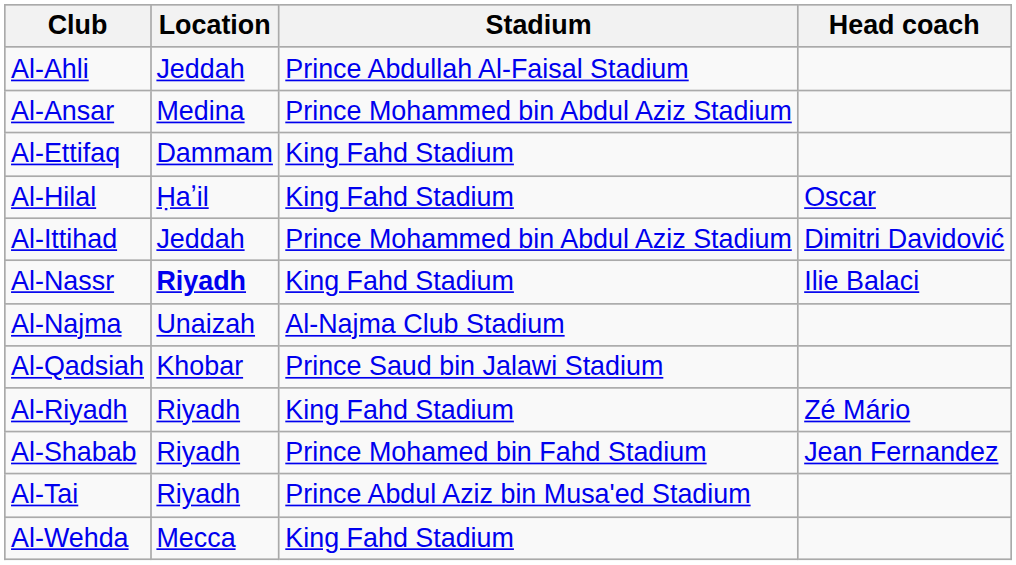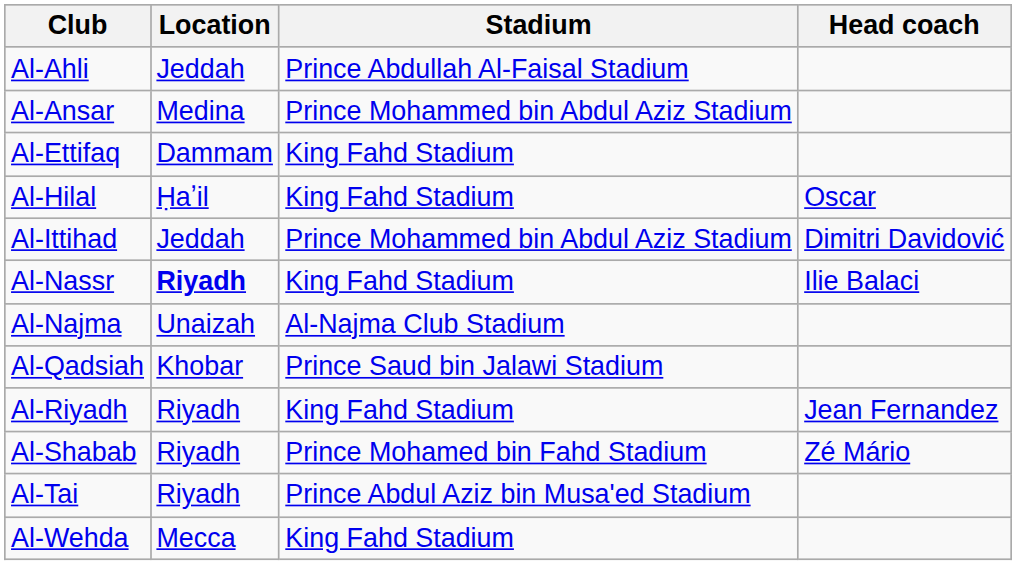(857, 409) Zé Mário -> (901, 409) Jean Fernandez
(901, 452) Jean Fernandez -> (857, 452) Zé Mário
